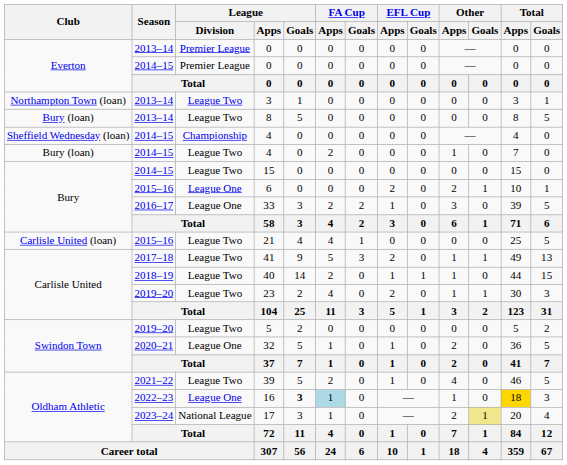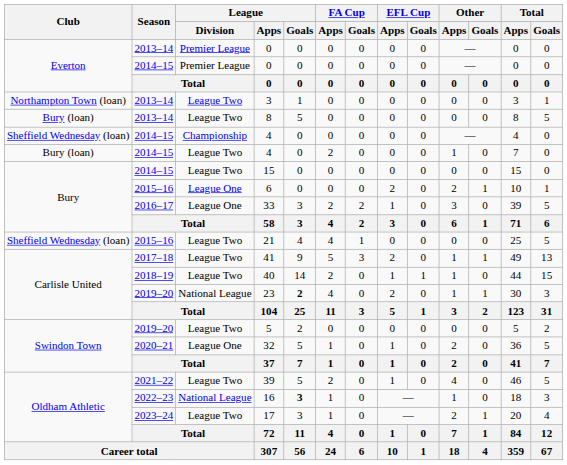(68, 240) Carlisle United (loan) -> (68, 240) Sheffield Wednesday (loan)
(215, 293) League Two -> (215, 293) National League
(300, 293) normal -> (300, 293) bold
(215, 398) League One -> (215, 398) National League
(331, 398) lightblue background -> (331, 398) no background
(516, 398) gold background -> (516, 398) no background
(215, 415) National League -> (215, 415) League Two
(485, 415) khaki background -> (485, 415) no background
